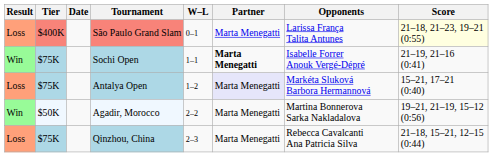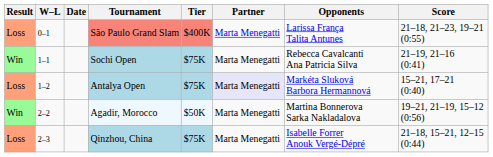columns swapped: (198, 12) <-> (51, 12)
(442, 33) lightyellow background -> (442, 33) no background
(236, 59) bold -> (247, 59) normal
(326, 59) Isabelle Forrer Anouk Vergé-Dépré -> (325, 59) Rebecca Cavalcanti Ana Patricia Silva
(325, 139) Rebecca Cavalcanti Ana Patricia Silva -> (326, 139) Isabelle Forrer Anouk Vergé-Dépré
